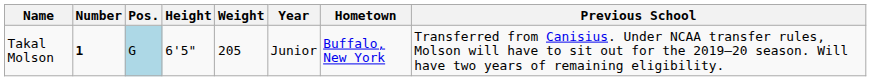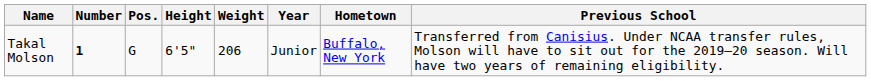(132, 51) lightblue background -> (132, 51) no background
(230, 51) 205 -> (230, 51) 206
